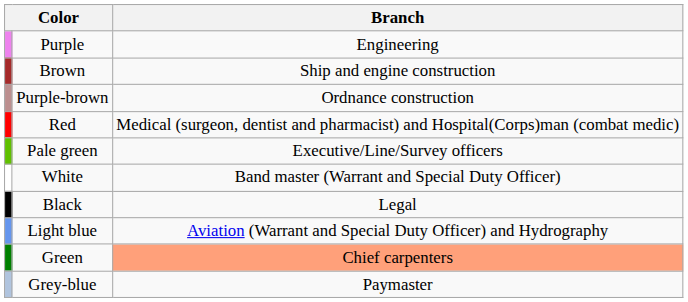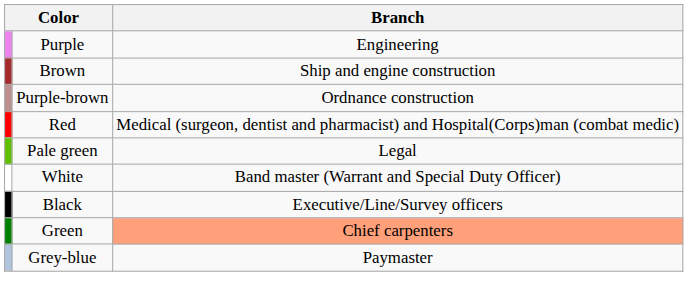(398, 151) Executive/Line/Survey officers -> (398, 151) Legal
(398, 204) Legal -> (398, 204) Executive/Line/Survey officers
- row: (62, 230)
